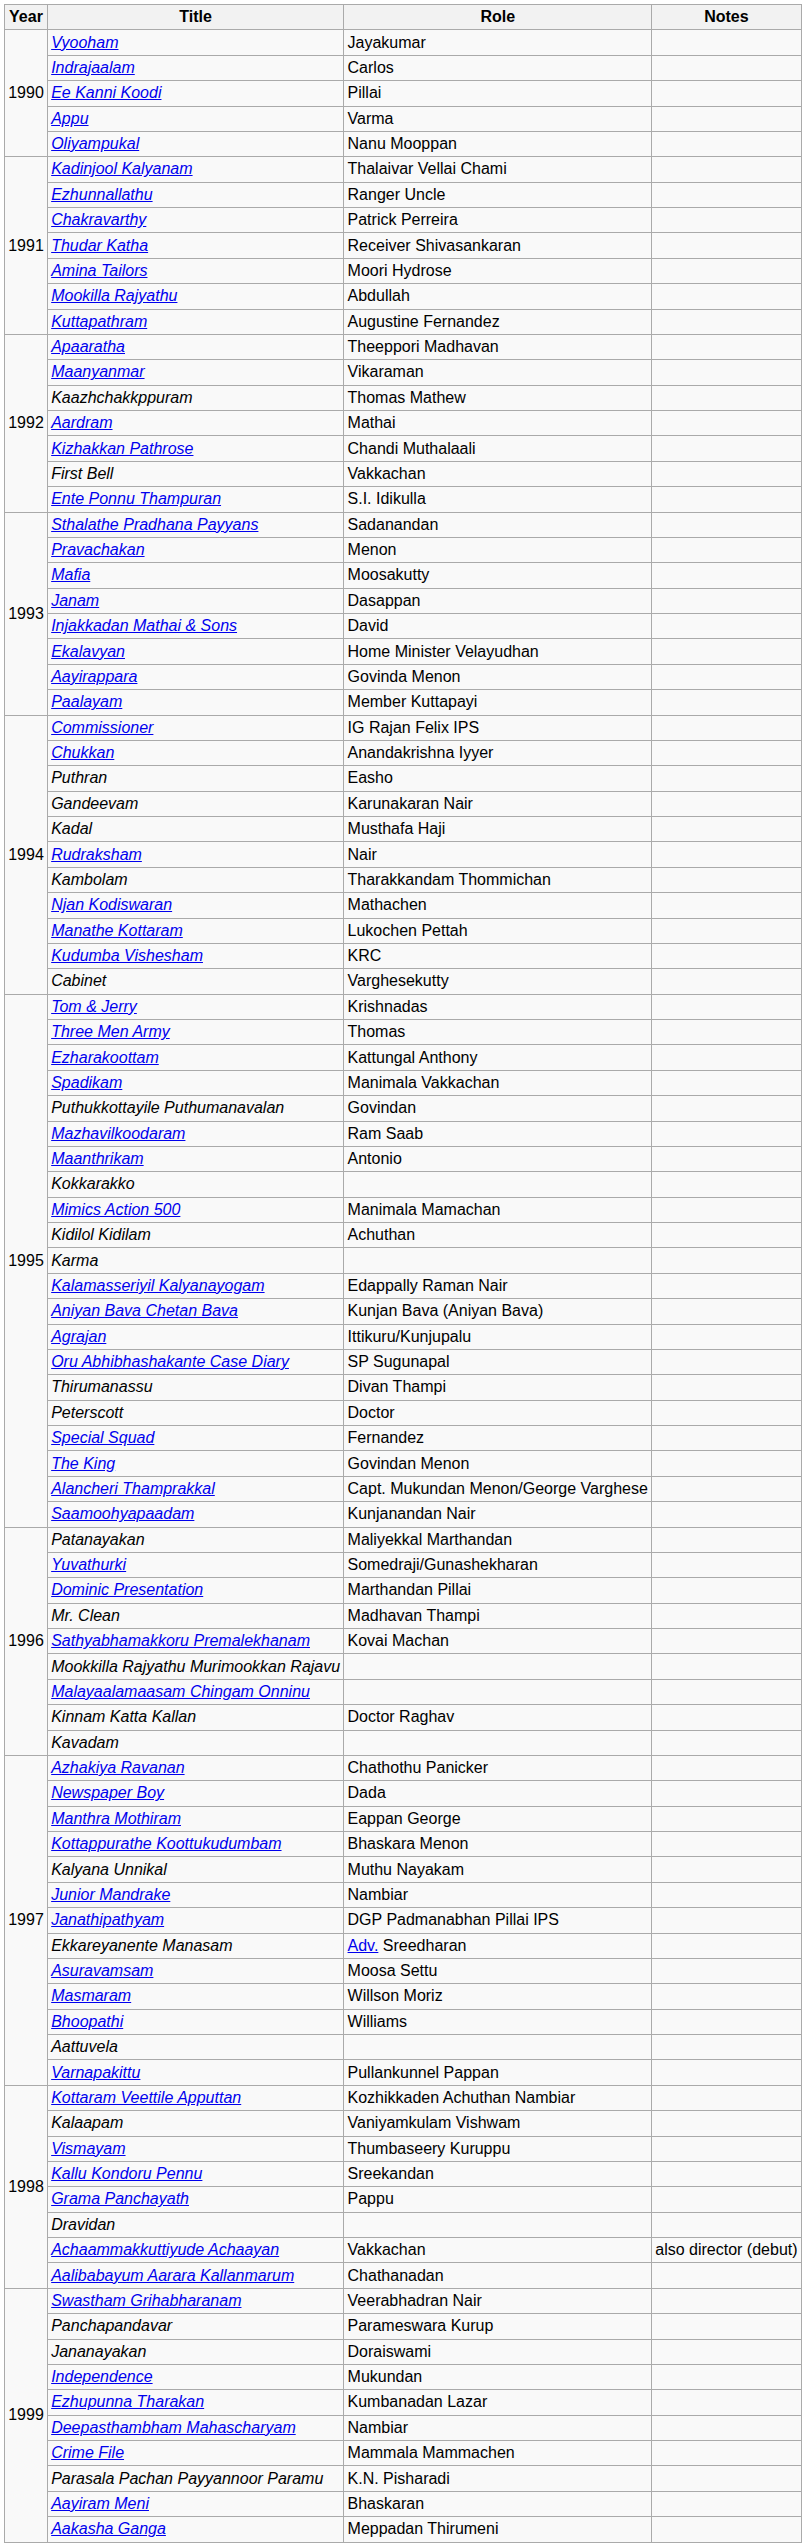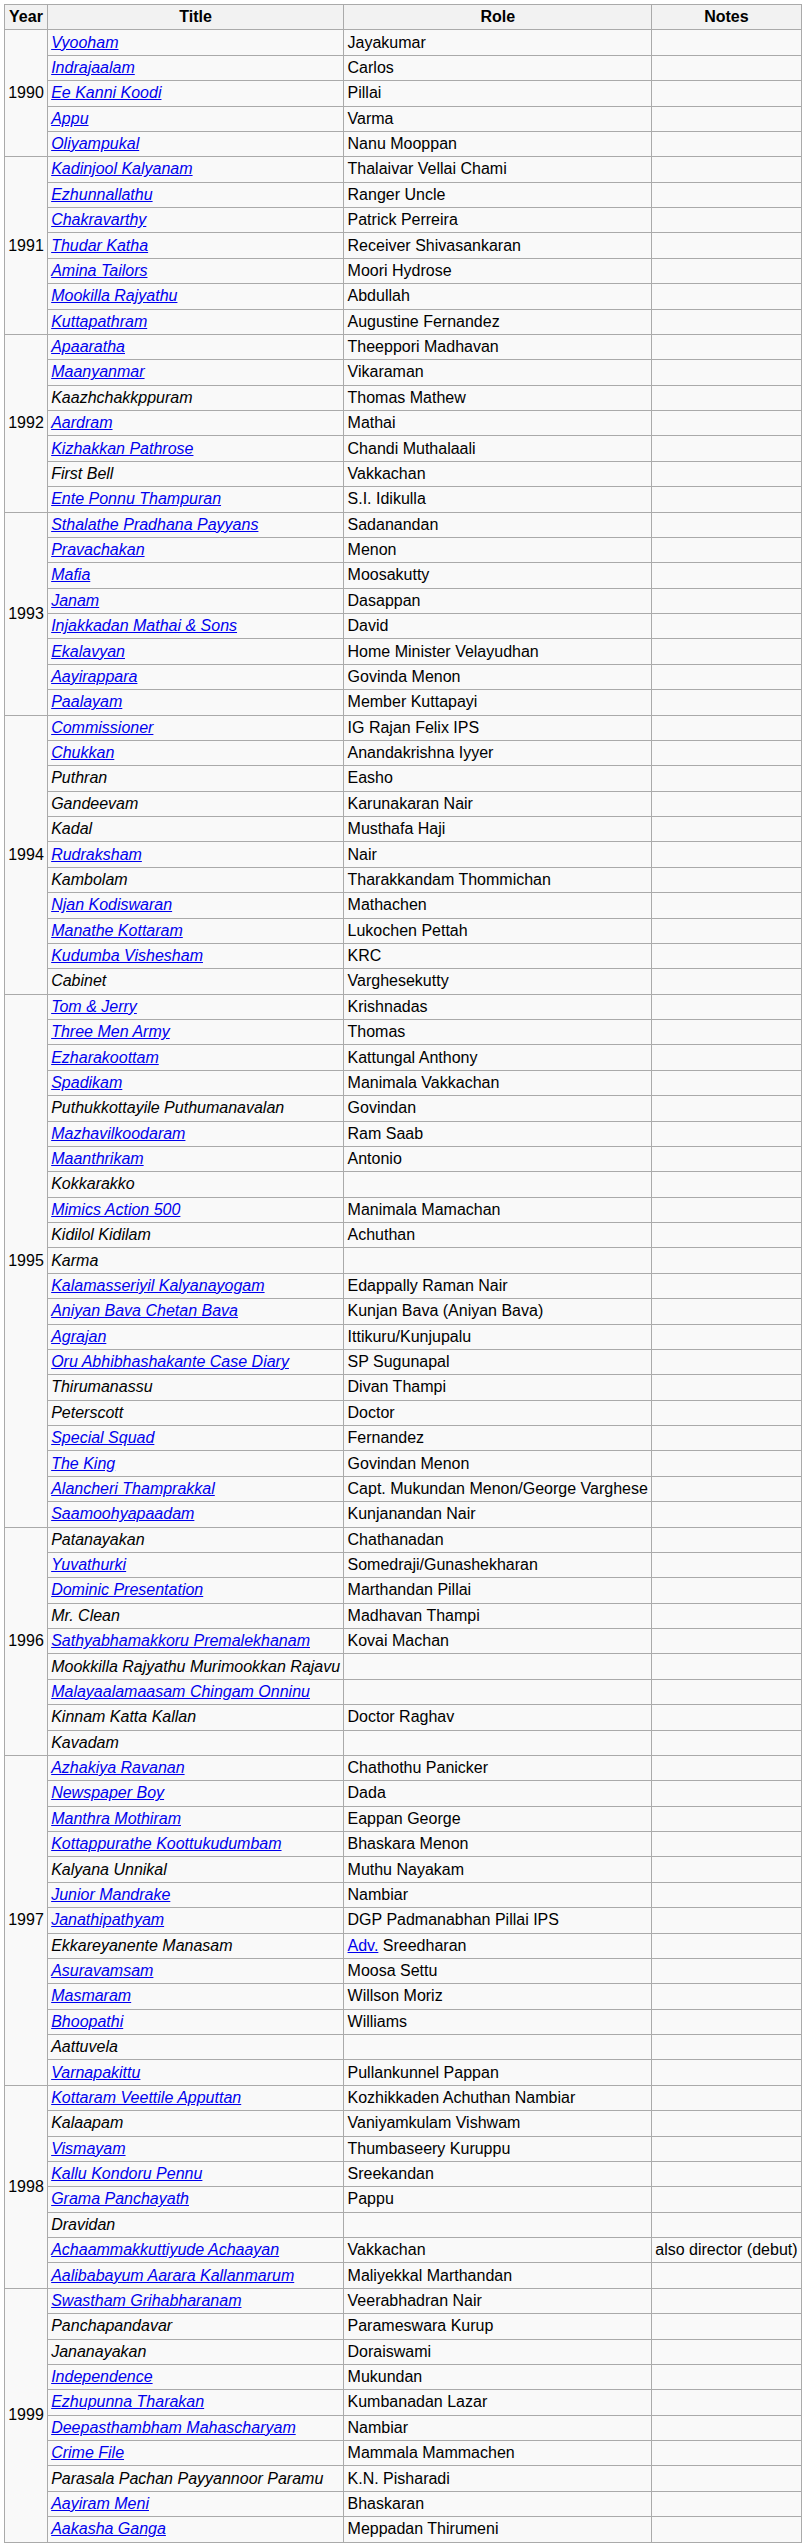(430, 1539) Maliyekkal Marthandan -> (396, 1539) Chathanadan
(396, 2275) Chathanadan -> (430, 2275) Maliyekkal Marthandan
